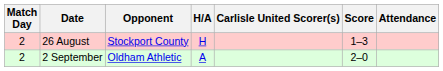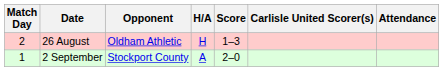columns swapped: (359, 18) <-> (278, 18)
(148, 41) Stockport County -> (144, 41) Oldham Athletic
(22, 58) 2 -> (22, 58) 1
(144, 58) Oldham Athletic -> (148, 58) Stockport County
